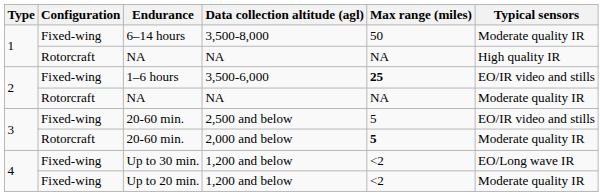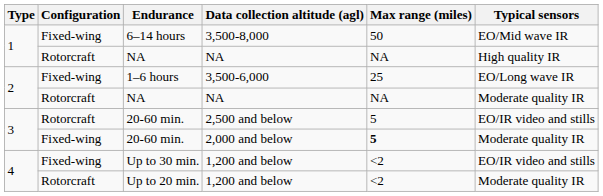(531, 35) Moderate quality IR -> (523, 35) EO/Mid wave IR
(376, 77) bold -> (376, 77) normal
(536, 77) EO/IR video and stills -> (526, 77) EO/Long wave IR
(71, 118) Fixed-wing -> (68, 118) Rotorcraft
(68, 139) Rotorcraft -> (71, 139) Fixed-wing
(526, 160) EO/Long wave IR -> (536, 160) EO/IR video and stills
(71, 181) Fixed-wing -> (68, 181) Rotorcraft
